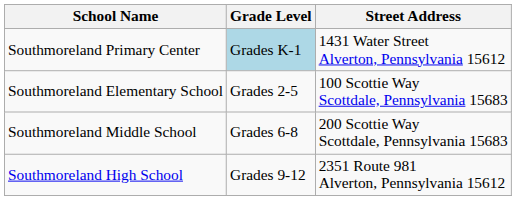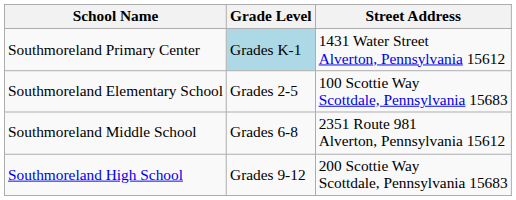(413, 132) 200 Scottie Way Scottdale, Pennsylvania 15683 -> (412, 132) 2351 Route 981 Alverton, Pennsylvania 15612
(412, 174) 2351 Route 981 Alverton, Pennsylvania 15612 -> (413, 174) 200 Scottie Way Scottdale, Pennsylvania 15683
